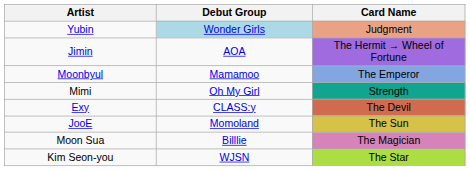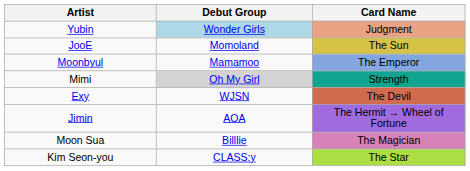rows swapped: (80, 52) <-> (80, 124)
(234, 91) no background -> (234, 79) lightgrey background
(234, 108) CLASS:y -> (234, 96) WJSN
(234, 158) WJSN -> (234, 158) CLASS:y
